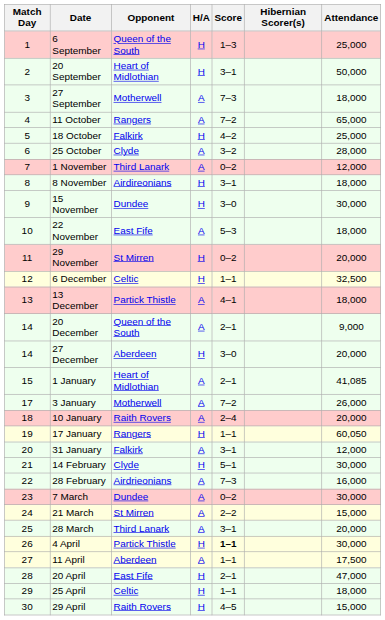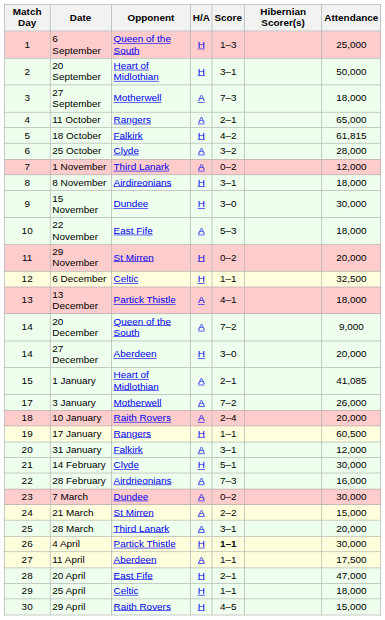(228, 119) 7–2 -> (228, 119) 2–1
(351, 135) 25,000 -> (351, 135) 61,815
(228, 327) 2–1 -> (228, 327) 7–2
(351, 434) 60,050 -> (351, 434) 60,500
